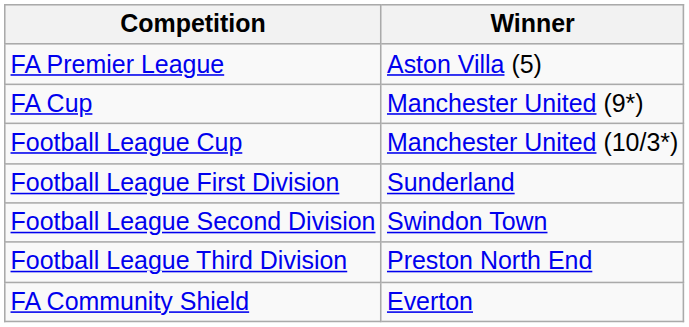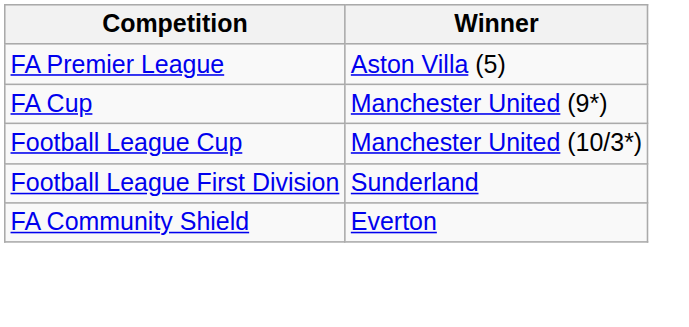- row: (193, 222)
- row: (179, 261)
